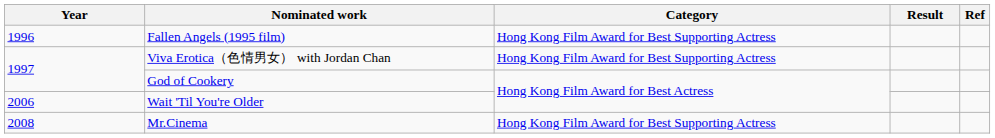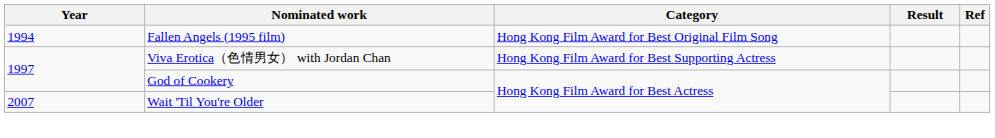(21, 36) 1996 -> (21, 36) 1994
(636, 36) Hong Kong Film Award for Best Supporting Actress -> (637, 36) Hong Kong Film Award for Best Original Film Song
(21, 101) 2006 -> (21, 101) 2007
- row: (177, 122)
